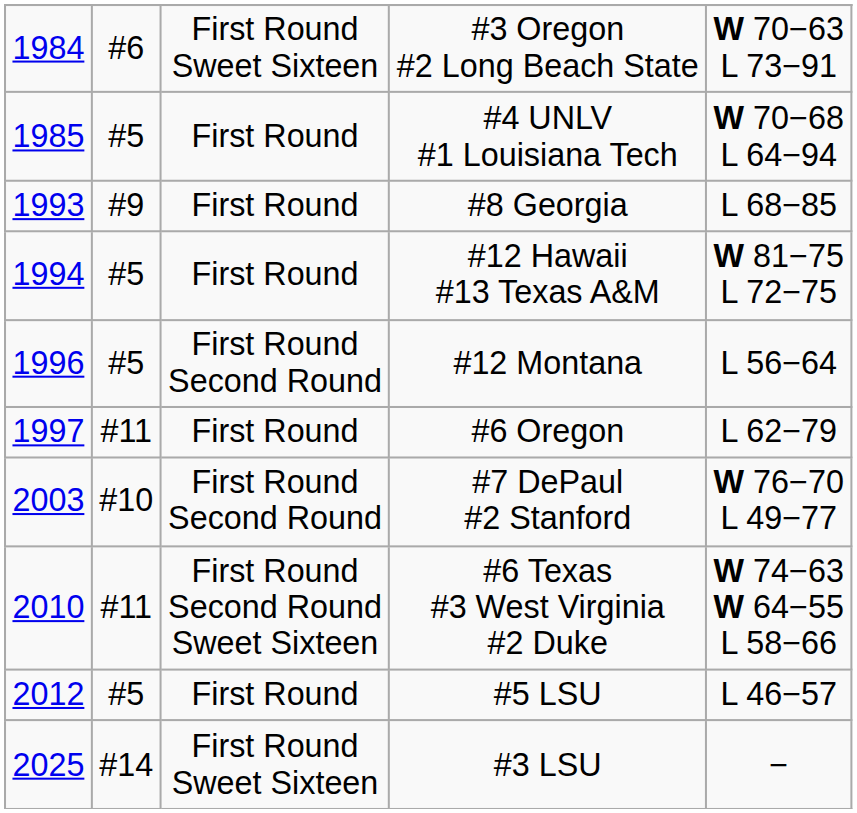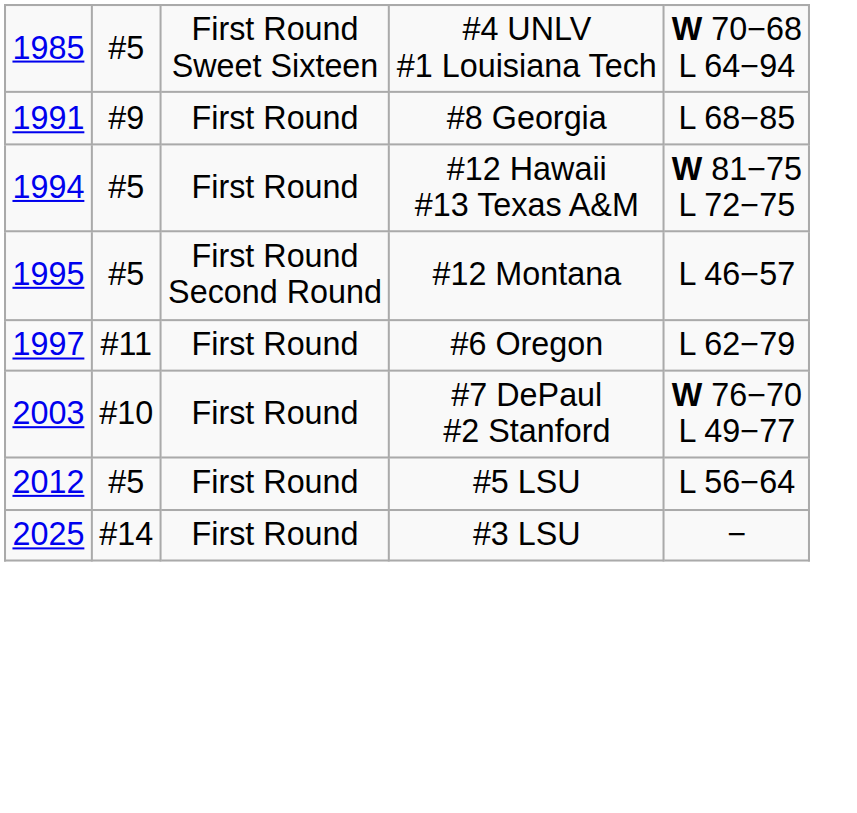- row: (548, 48)
(275, 135) First Round -> (275, 48) First Round Sweet Sixteen
(48, 205) 1993 -> (48, 117) 1991
(48, 362) 1996 -> (48, 274) 1995
(779, 362) L 56−64 -> (737, 274) L 46−57
(275, 501) First Round Second Round -> (275, 413) First Round
- row: (548, 607)
(779, 694) L 46−57 -> (737, 483) L 56−64
(275, 764) First Round Sweet Sixteen -> (275, 534) First Round
